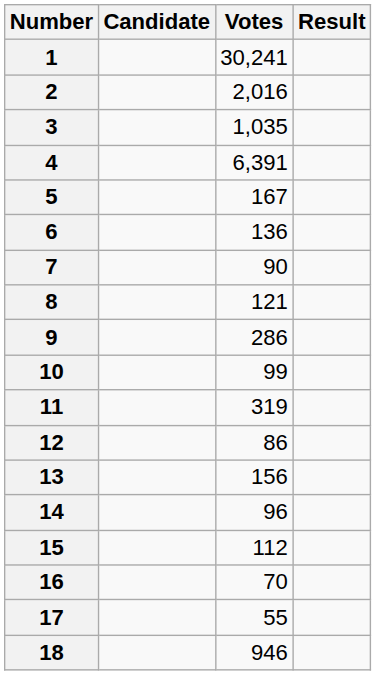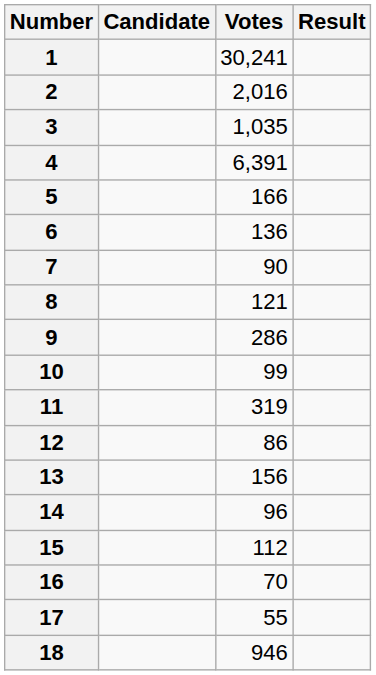(269, 197) 167 -> (269, 197) 166
